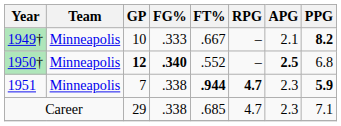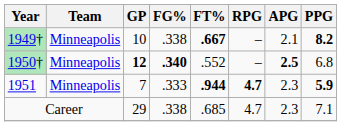(174, 39) .333 -> (174, 39) .338
(213, 39) normal -> (213, 39) bold
(174, 86) .338 -> (174, 86) .333
